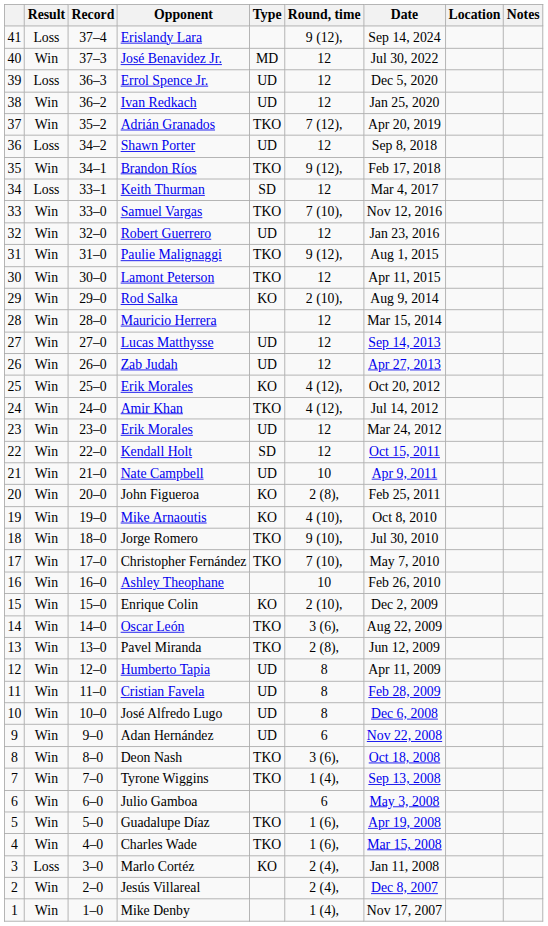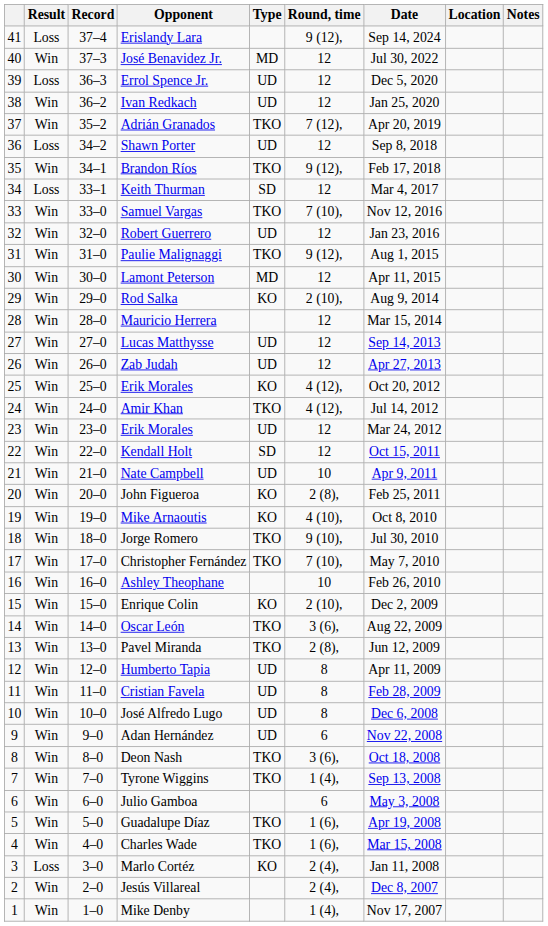(267, 277) TKO -> (267, 277) MD
